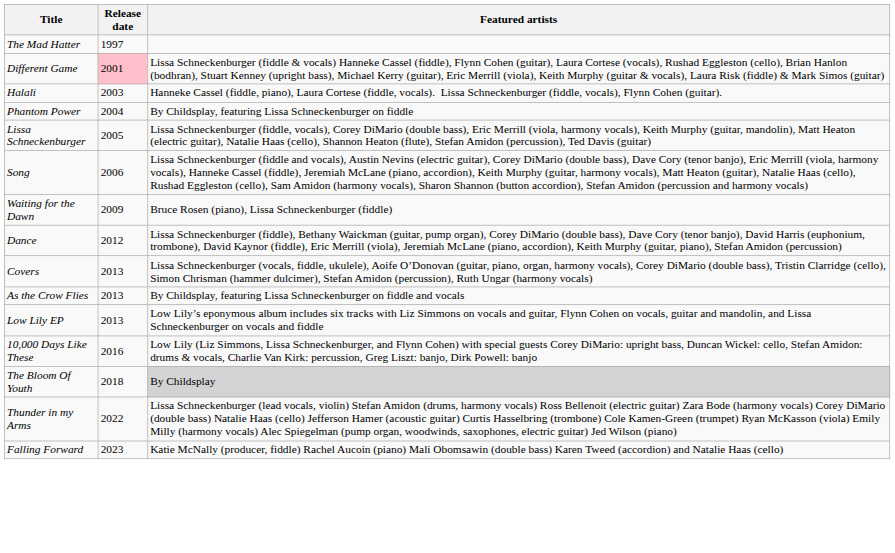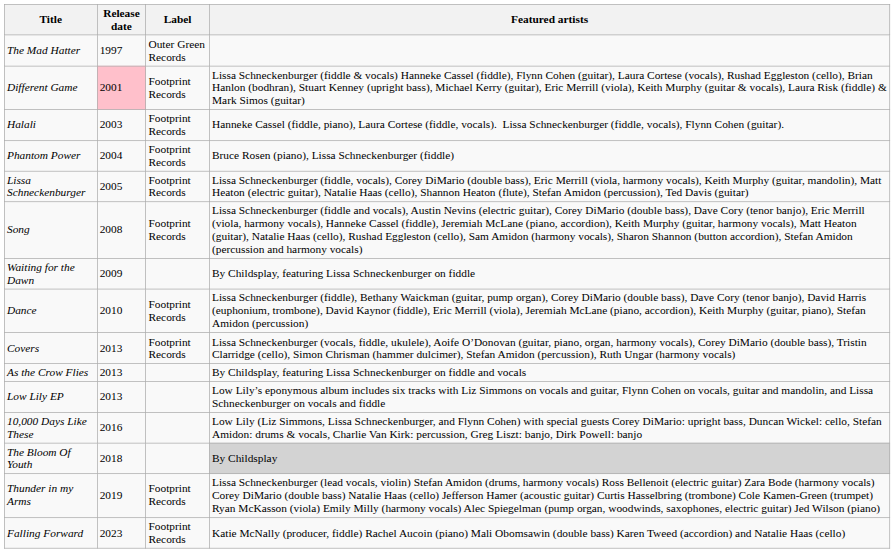+ column: (178, 19)
(282, 111) By Childsplay, featuring Lissa Schneckenburger on fiddle -> (333, 155) Bruce Rosen (piano), Lissa Schneckenburger (fiddle)
(112, 172) 2006 -> (111, 230) 2008
(271, 209) Bruce Rosen (piano), Lissa Schneckenburger (fiddle) -> (344, 273) By Childsplay, featuring Lissa Schneckenburger on fiddle
(112, 240) 2012 -> (111, 310) 2010
(112, 419) 2022 -> (111, 495) 2019
